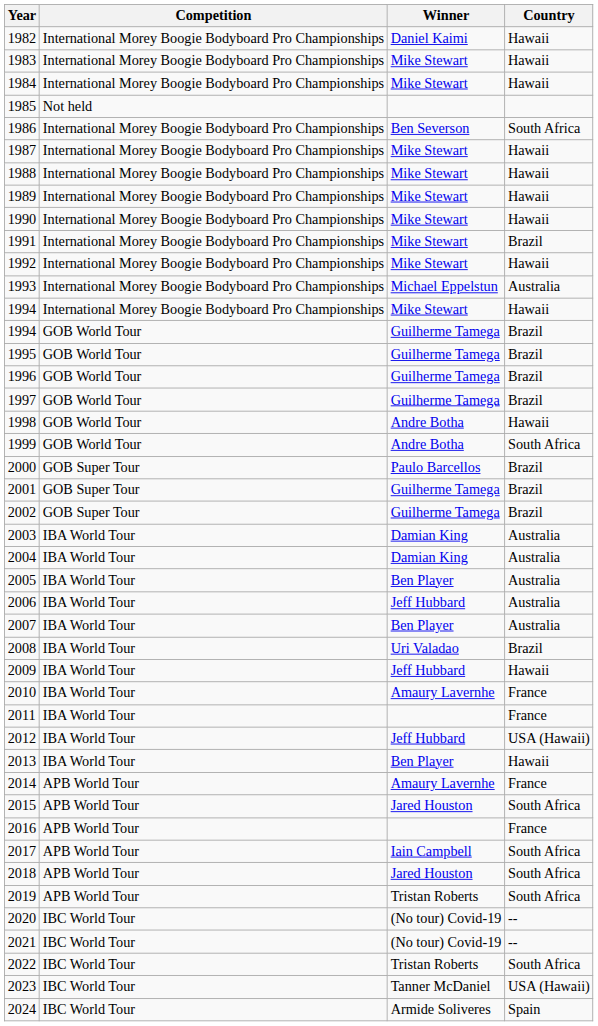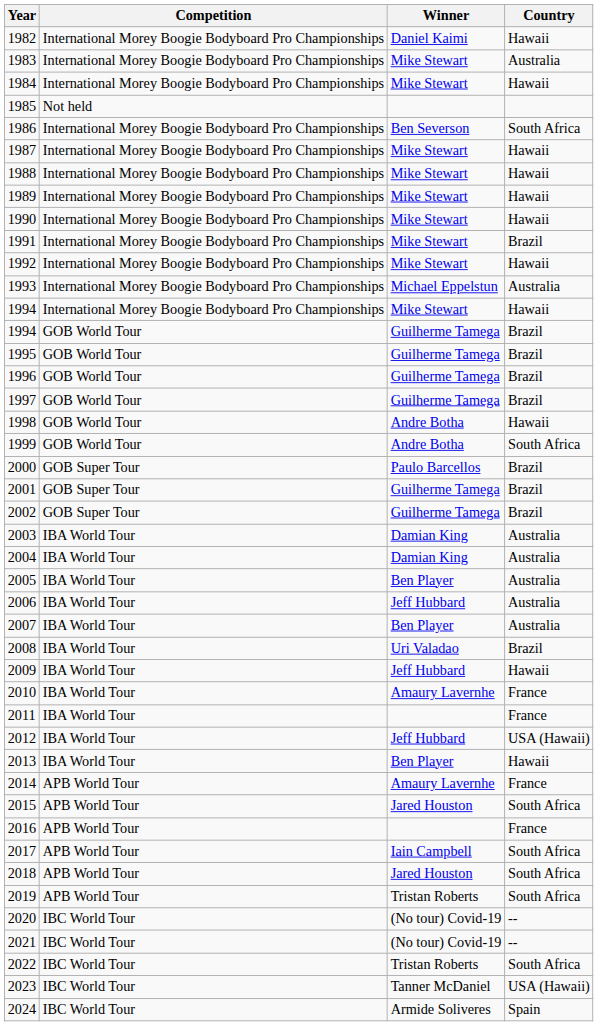(529, 60) Hawaii -> (534, 60) Australia
